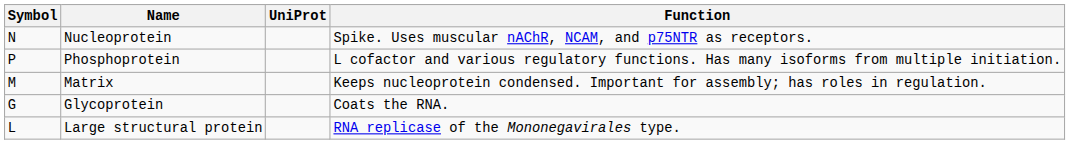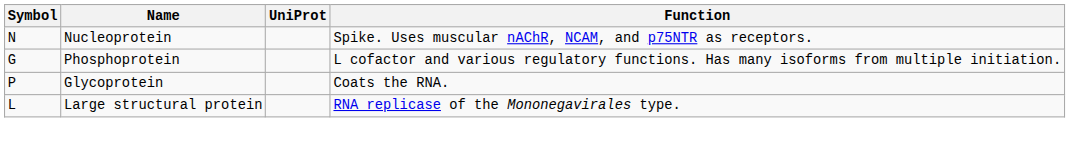(12, 61) P -> (12, 61) G
- row: (89, 83)
(12, 106) G -> (12, 83) P
